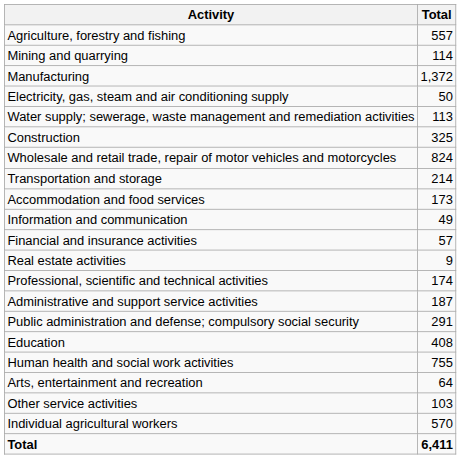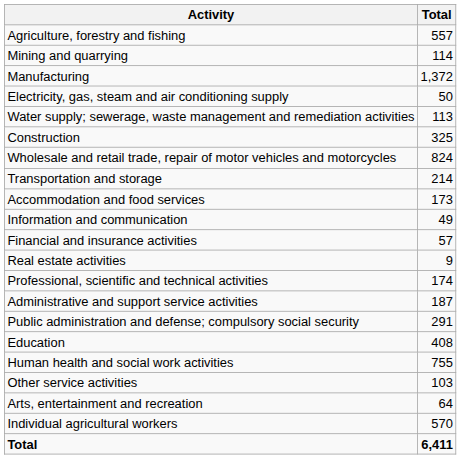rows swapped: (105, 383) <-> (72, 403)
